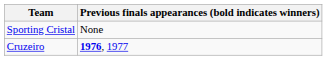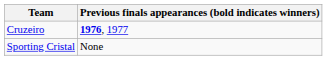rows swapped: (41, 30) <-> (26, 47)
